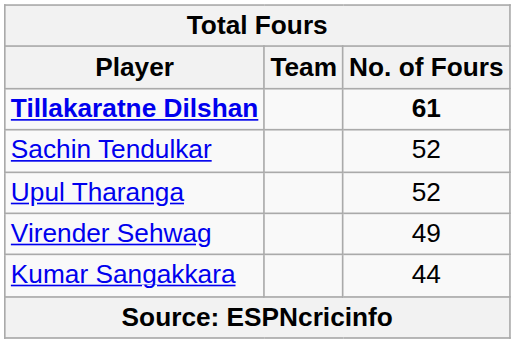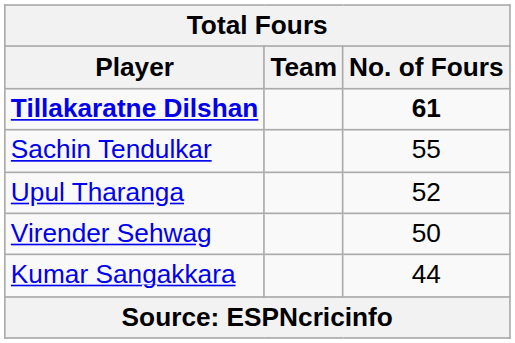(426, 150) 52 -> (426, 150) 55
(426, 233) 49 -> (426, 233) 50
